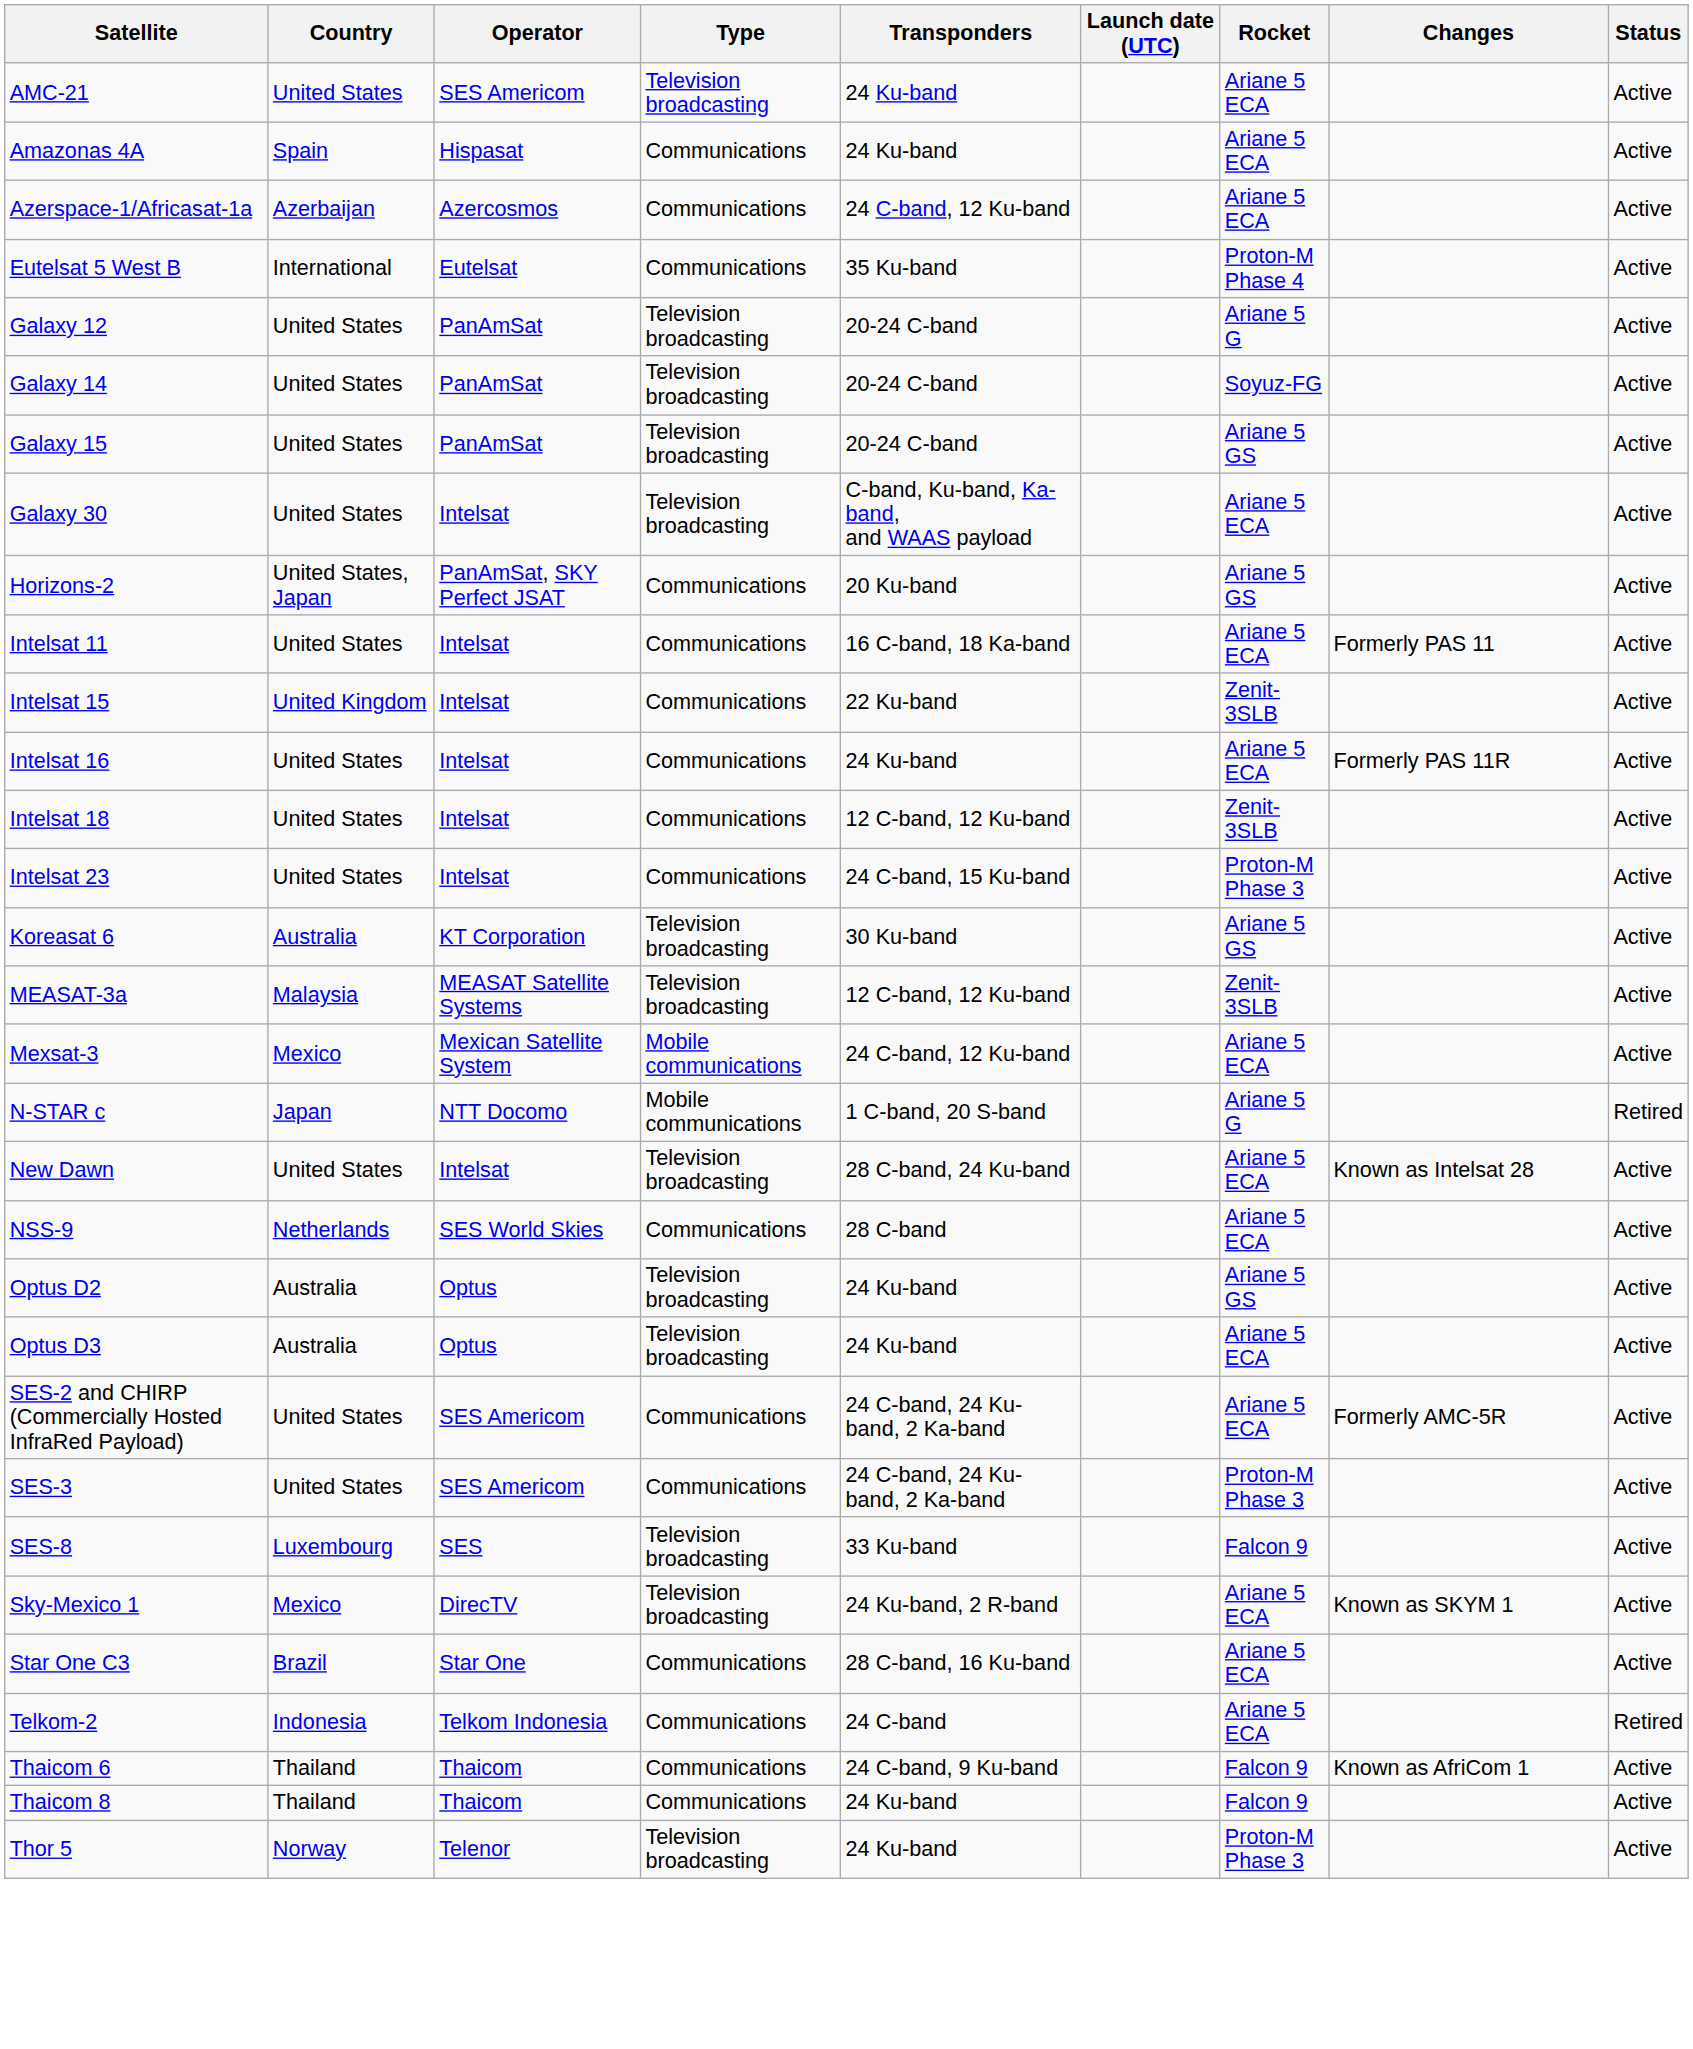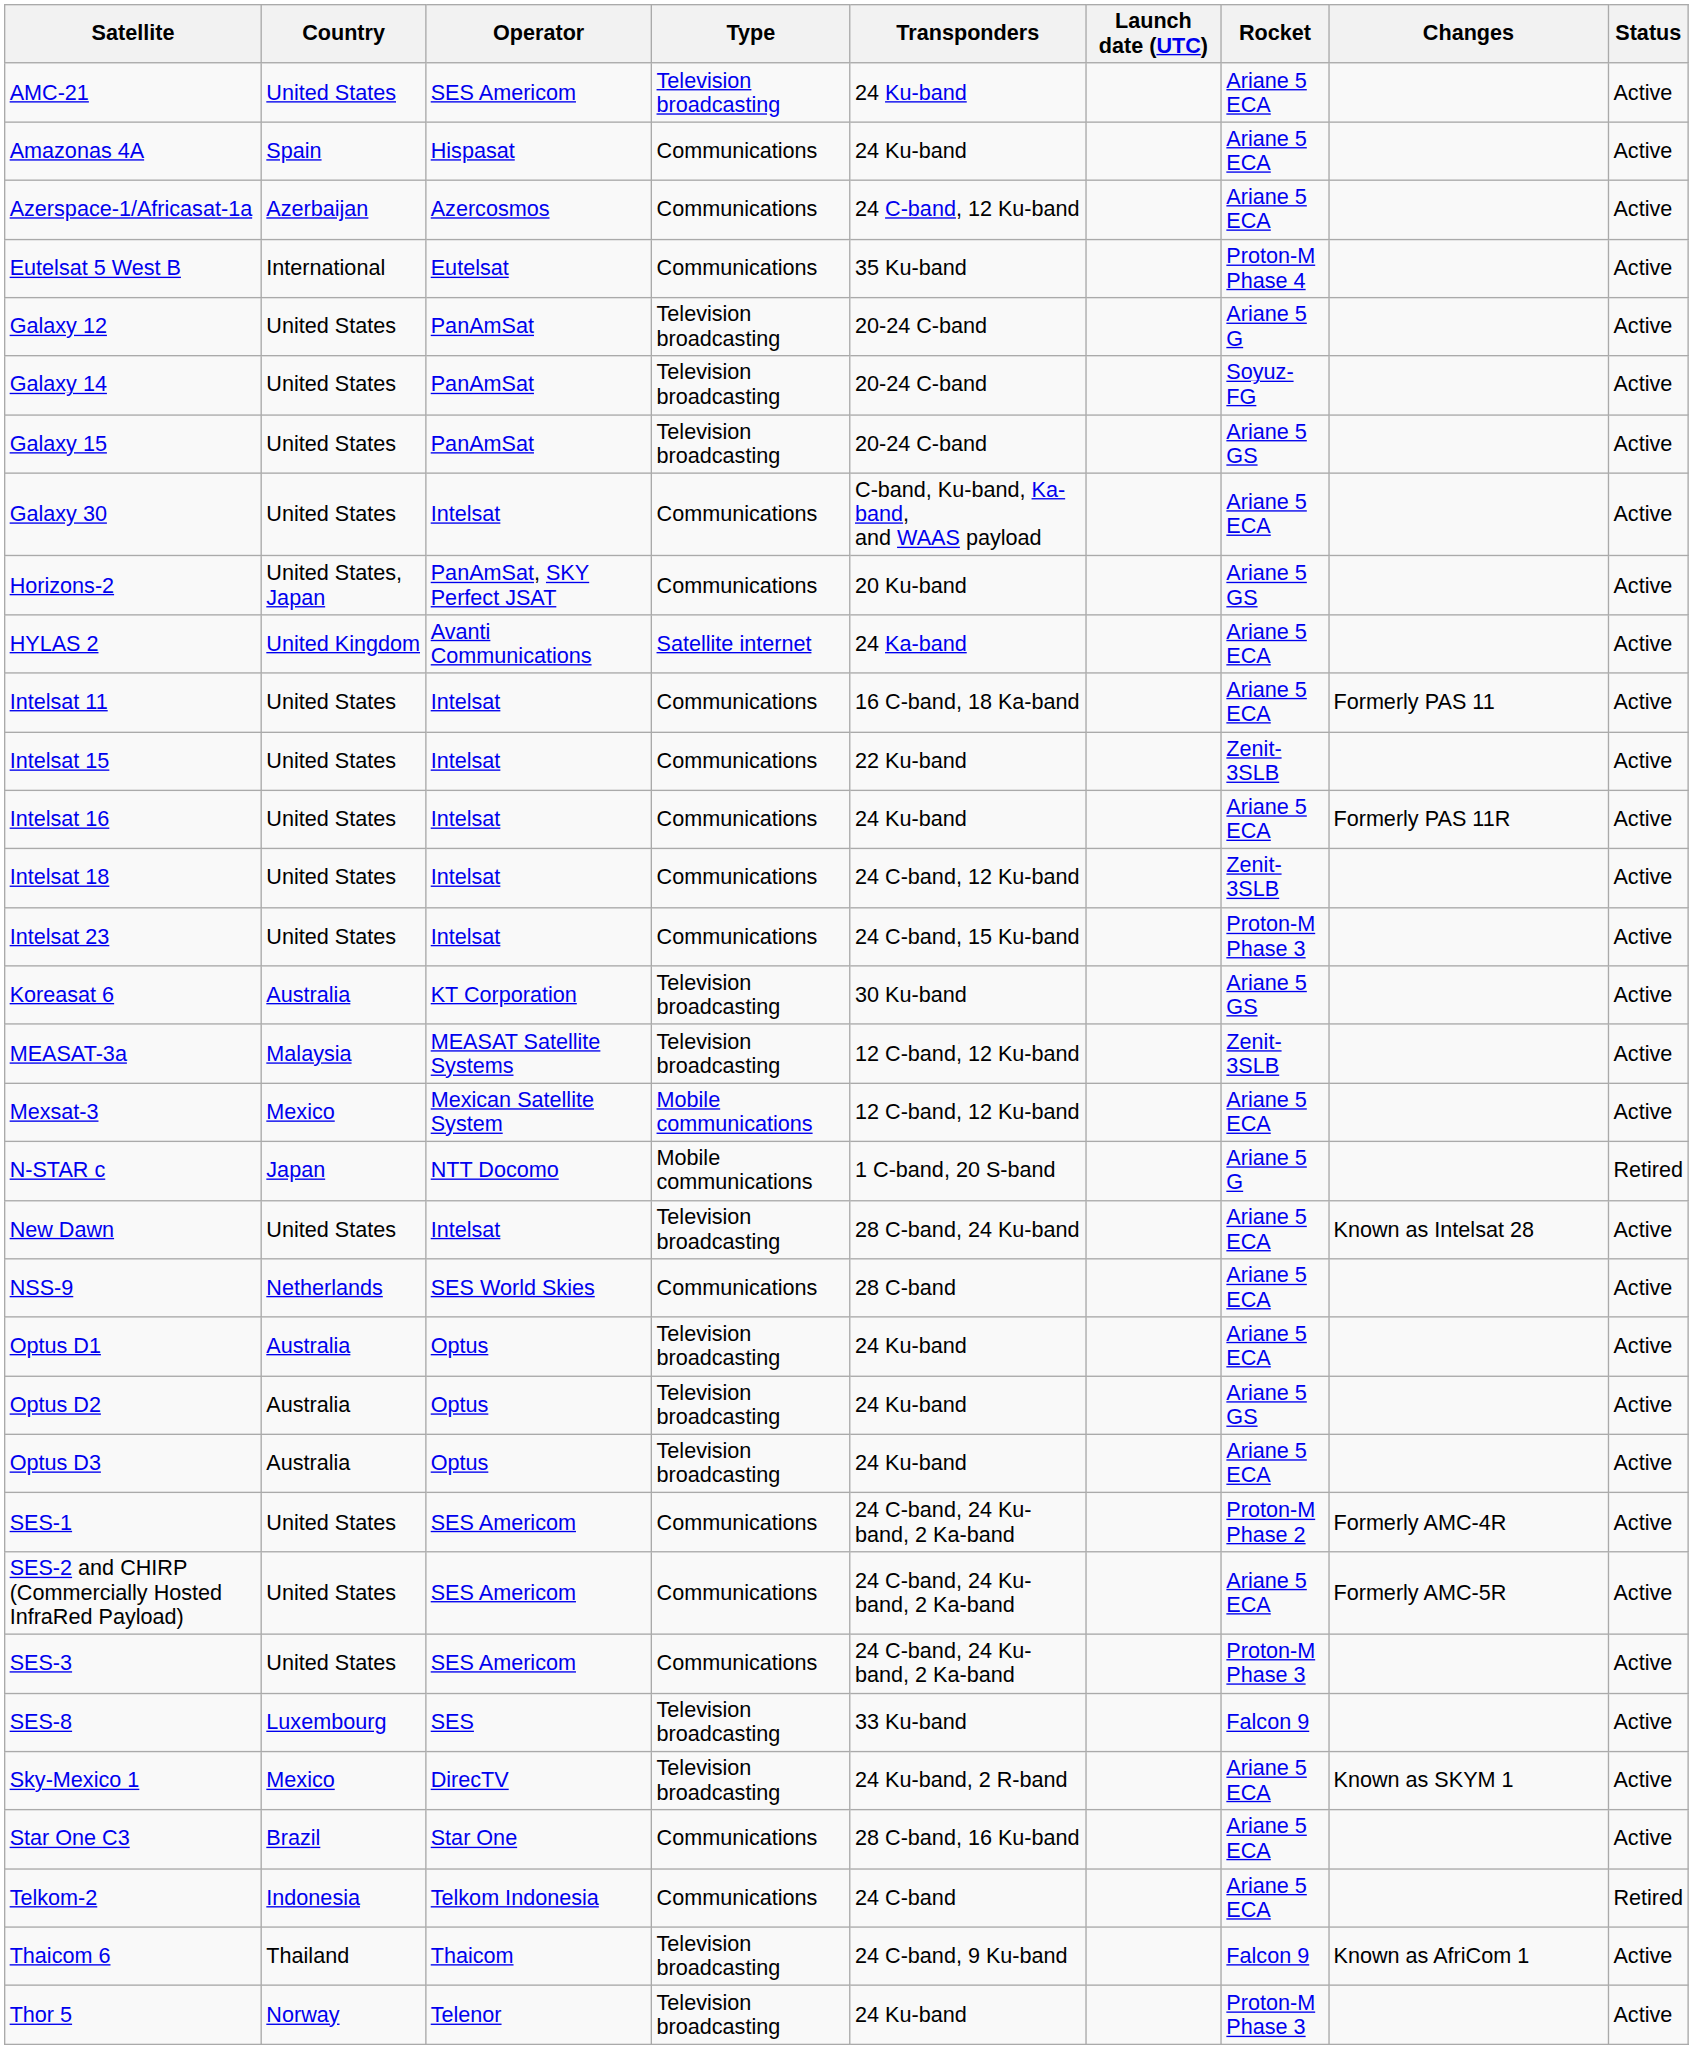(707, 514) Television broadcasting -> (737, 514) Communications
+ row: (54, 643)
(350, 702) United Kingdom -> (331, 760) United States
(958, 819) 12 C-band, 12 Ku-band -> (967, 877) 24 C-band, 12 Ku-band
(958, 1053) 24 C-band, 12 Ku-band -> (967, 1112) 12 C-band, 12 Ku-band
+ row: (55, 1346)
+ row: (41, 1521)
(726, 1768) Communications -> (718, 1956) Television broadcasting
- row: (60, 1802)
